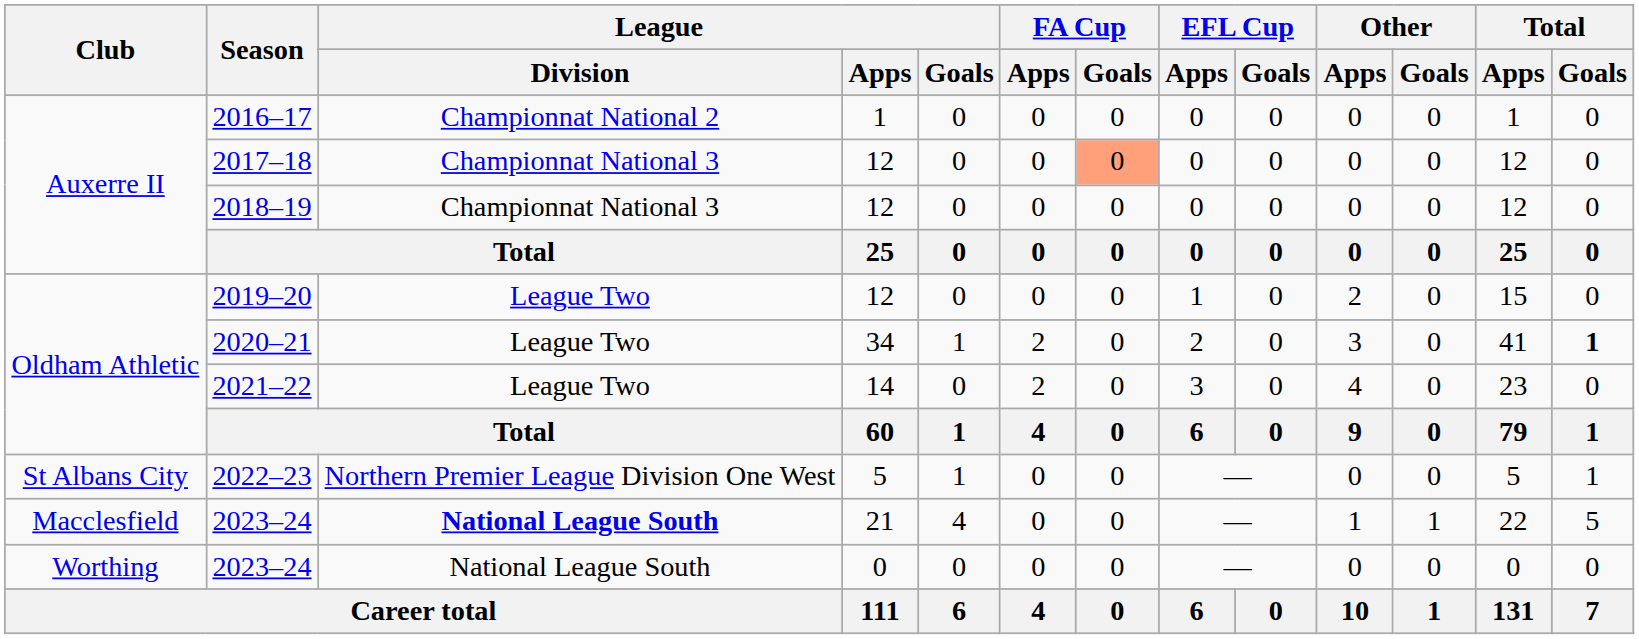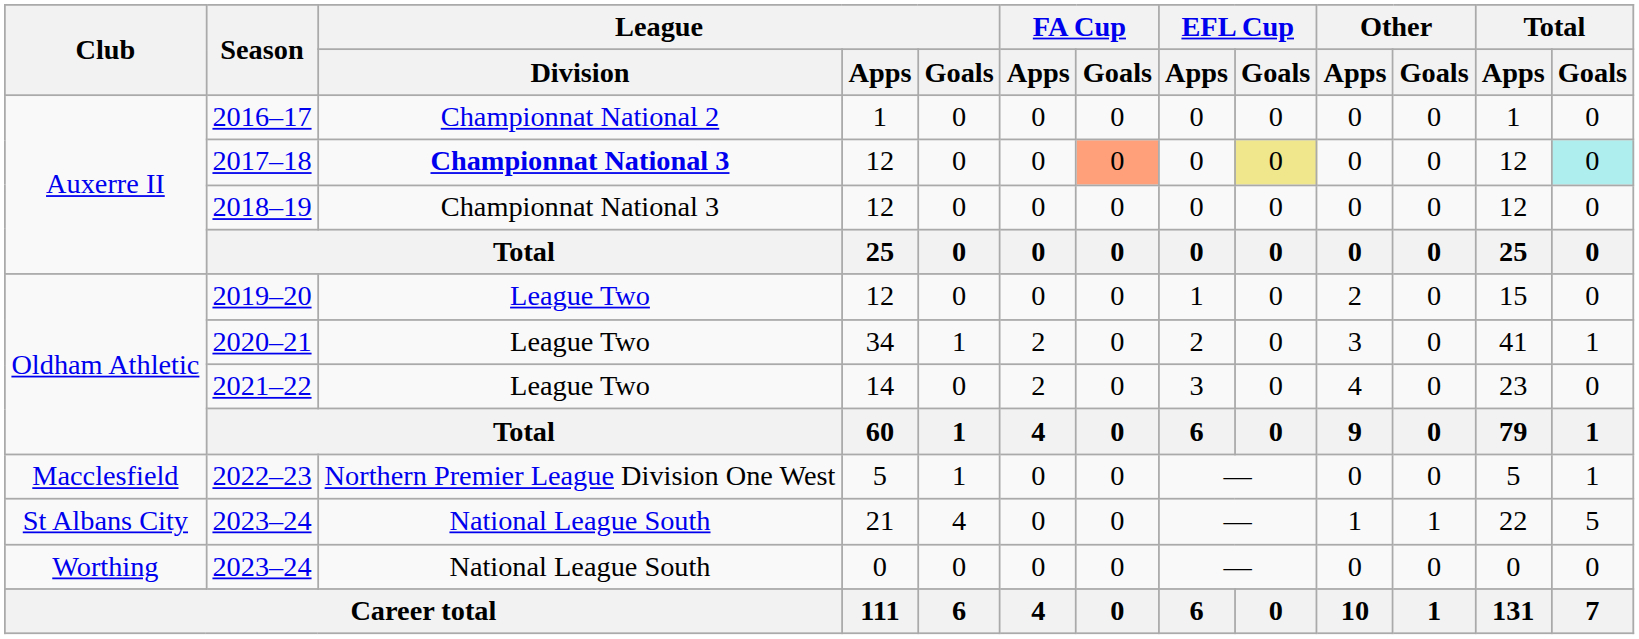(580, 161) normal -> (580, 161) bold
(1276, 161) no background -> (1276, 161) khaki background
(1592, 161) no background -> (1592, 161) paleturquoise background
(1592, 341) bold -> (1592, 341) normal
(105, 476) St Albans City -> (105, 476) Macclesfield
(105, 521) Macclesfield -> (105, 521) St Albans City
(580, 521) bold -> (580, 521) normal
